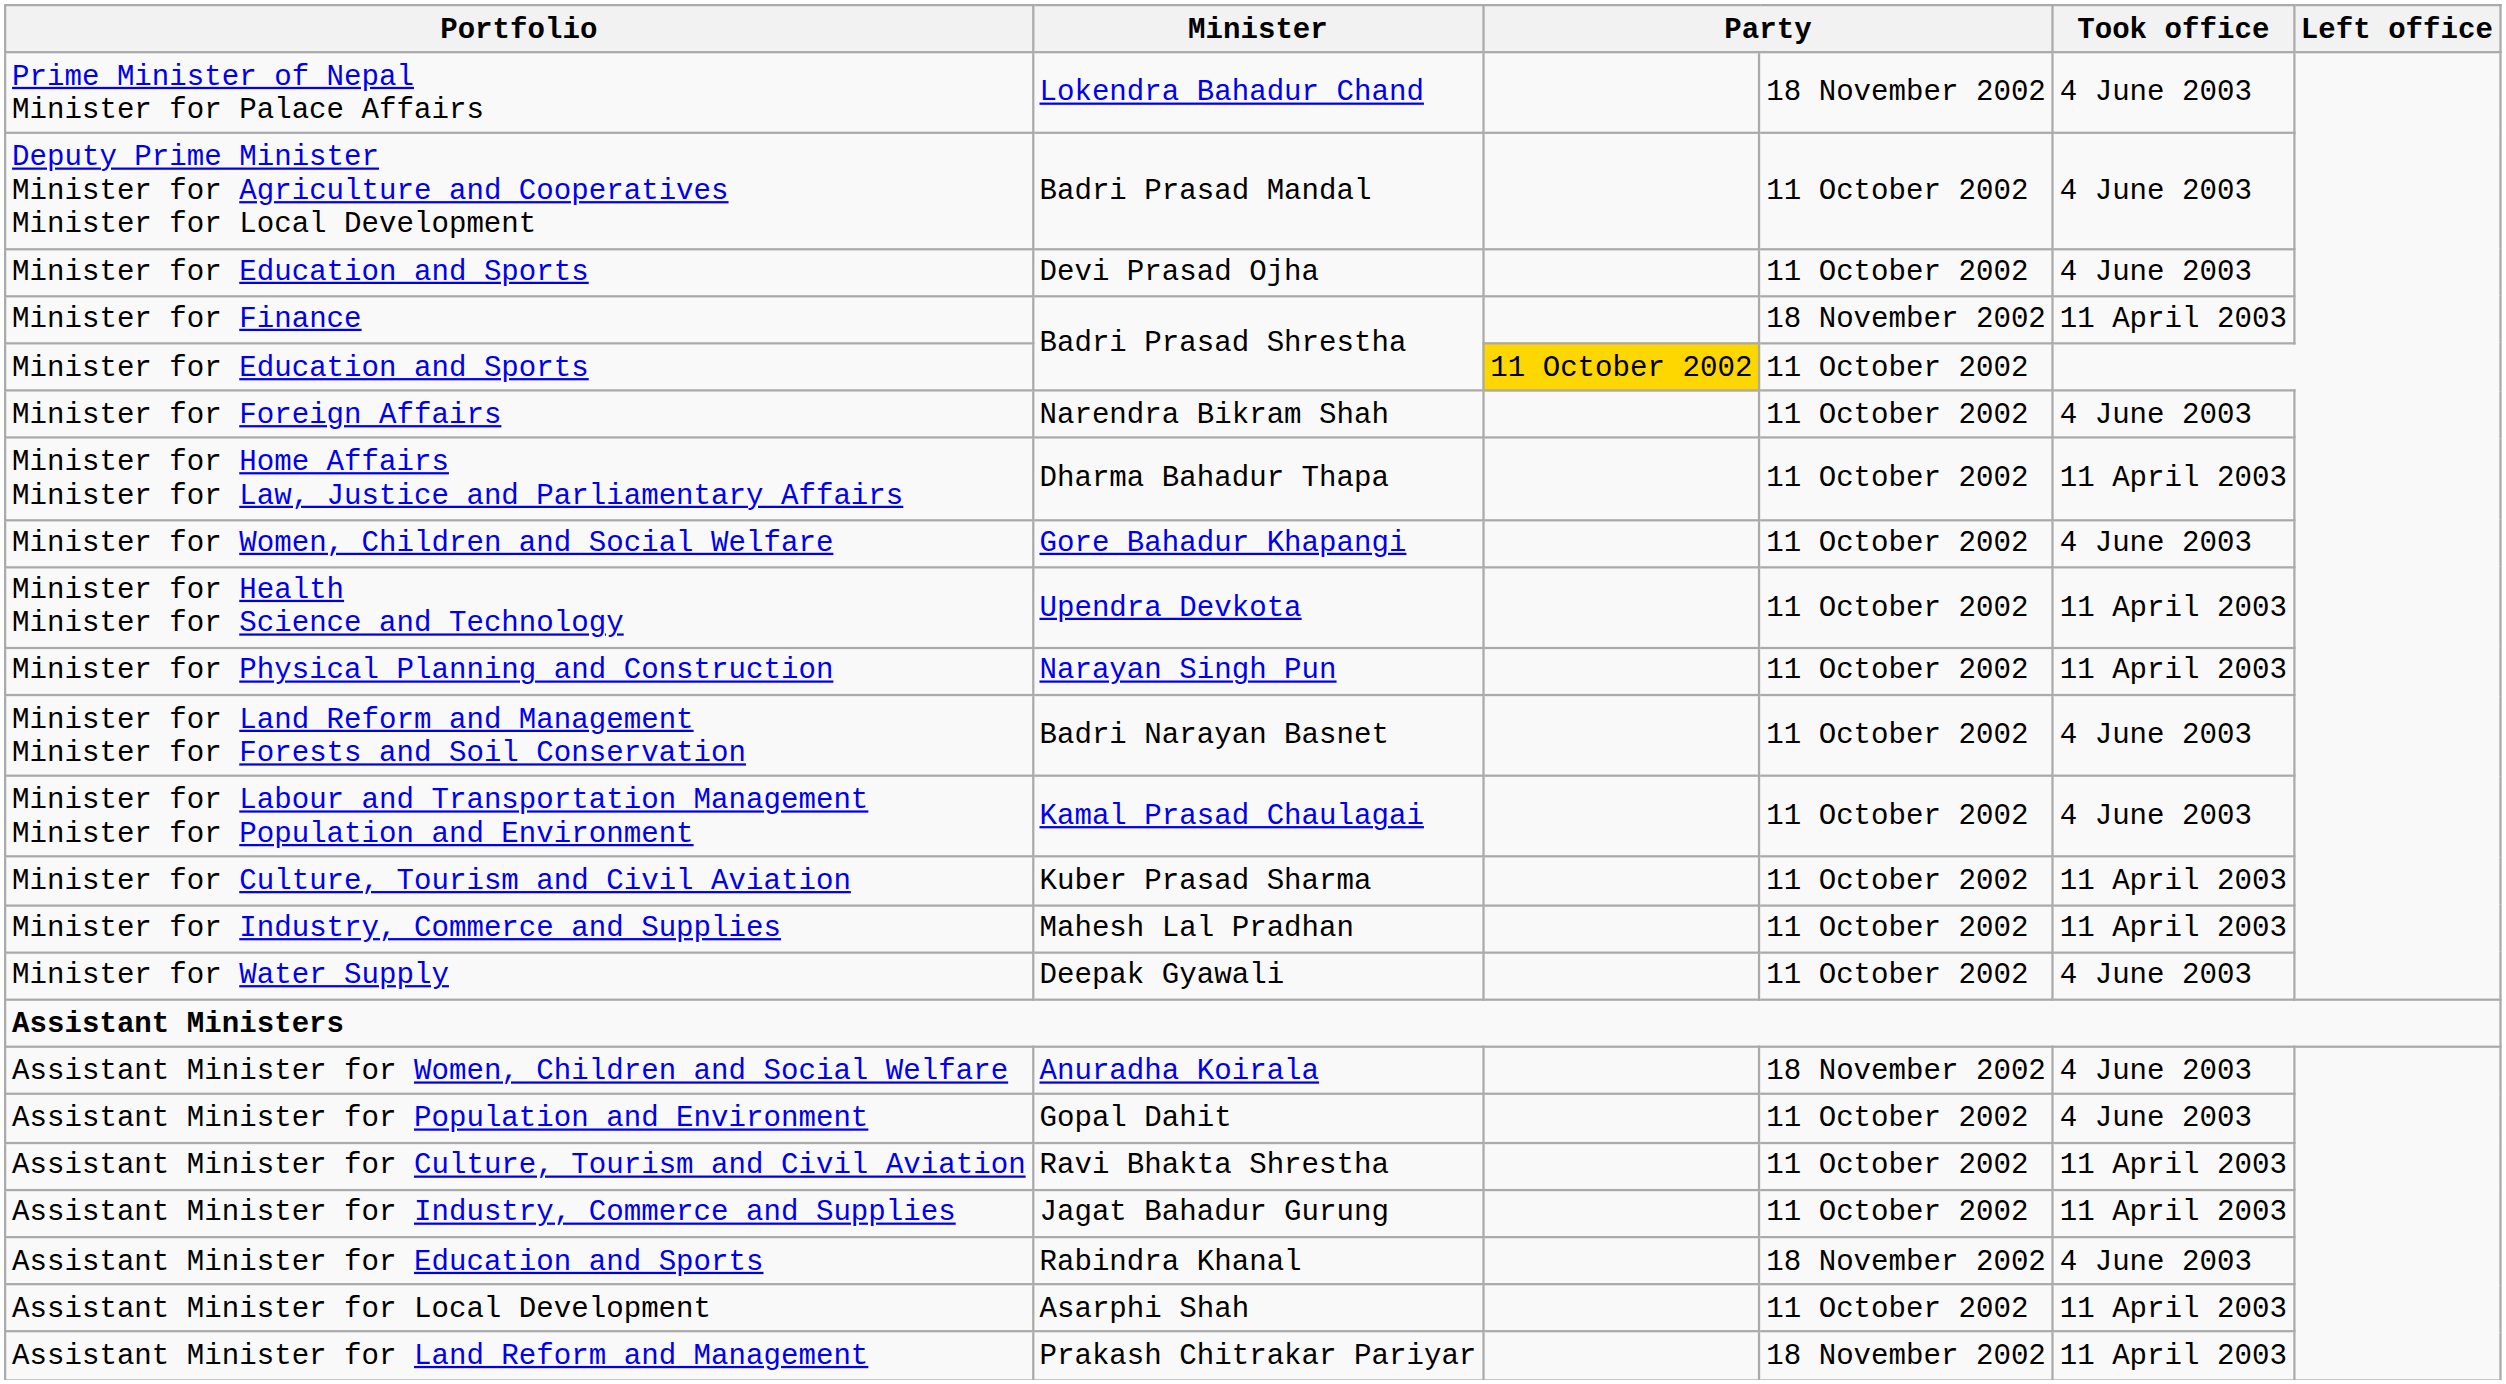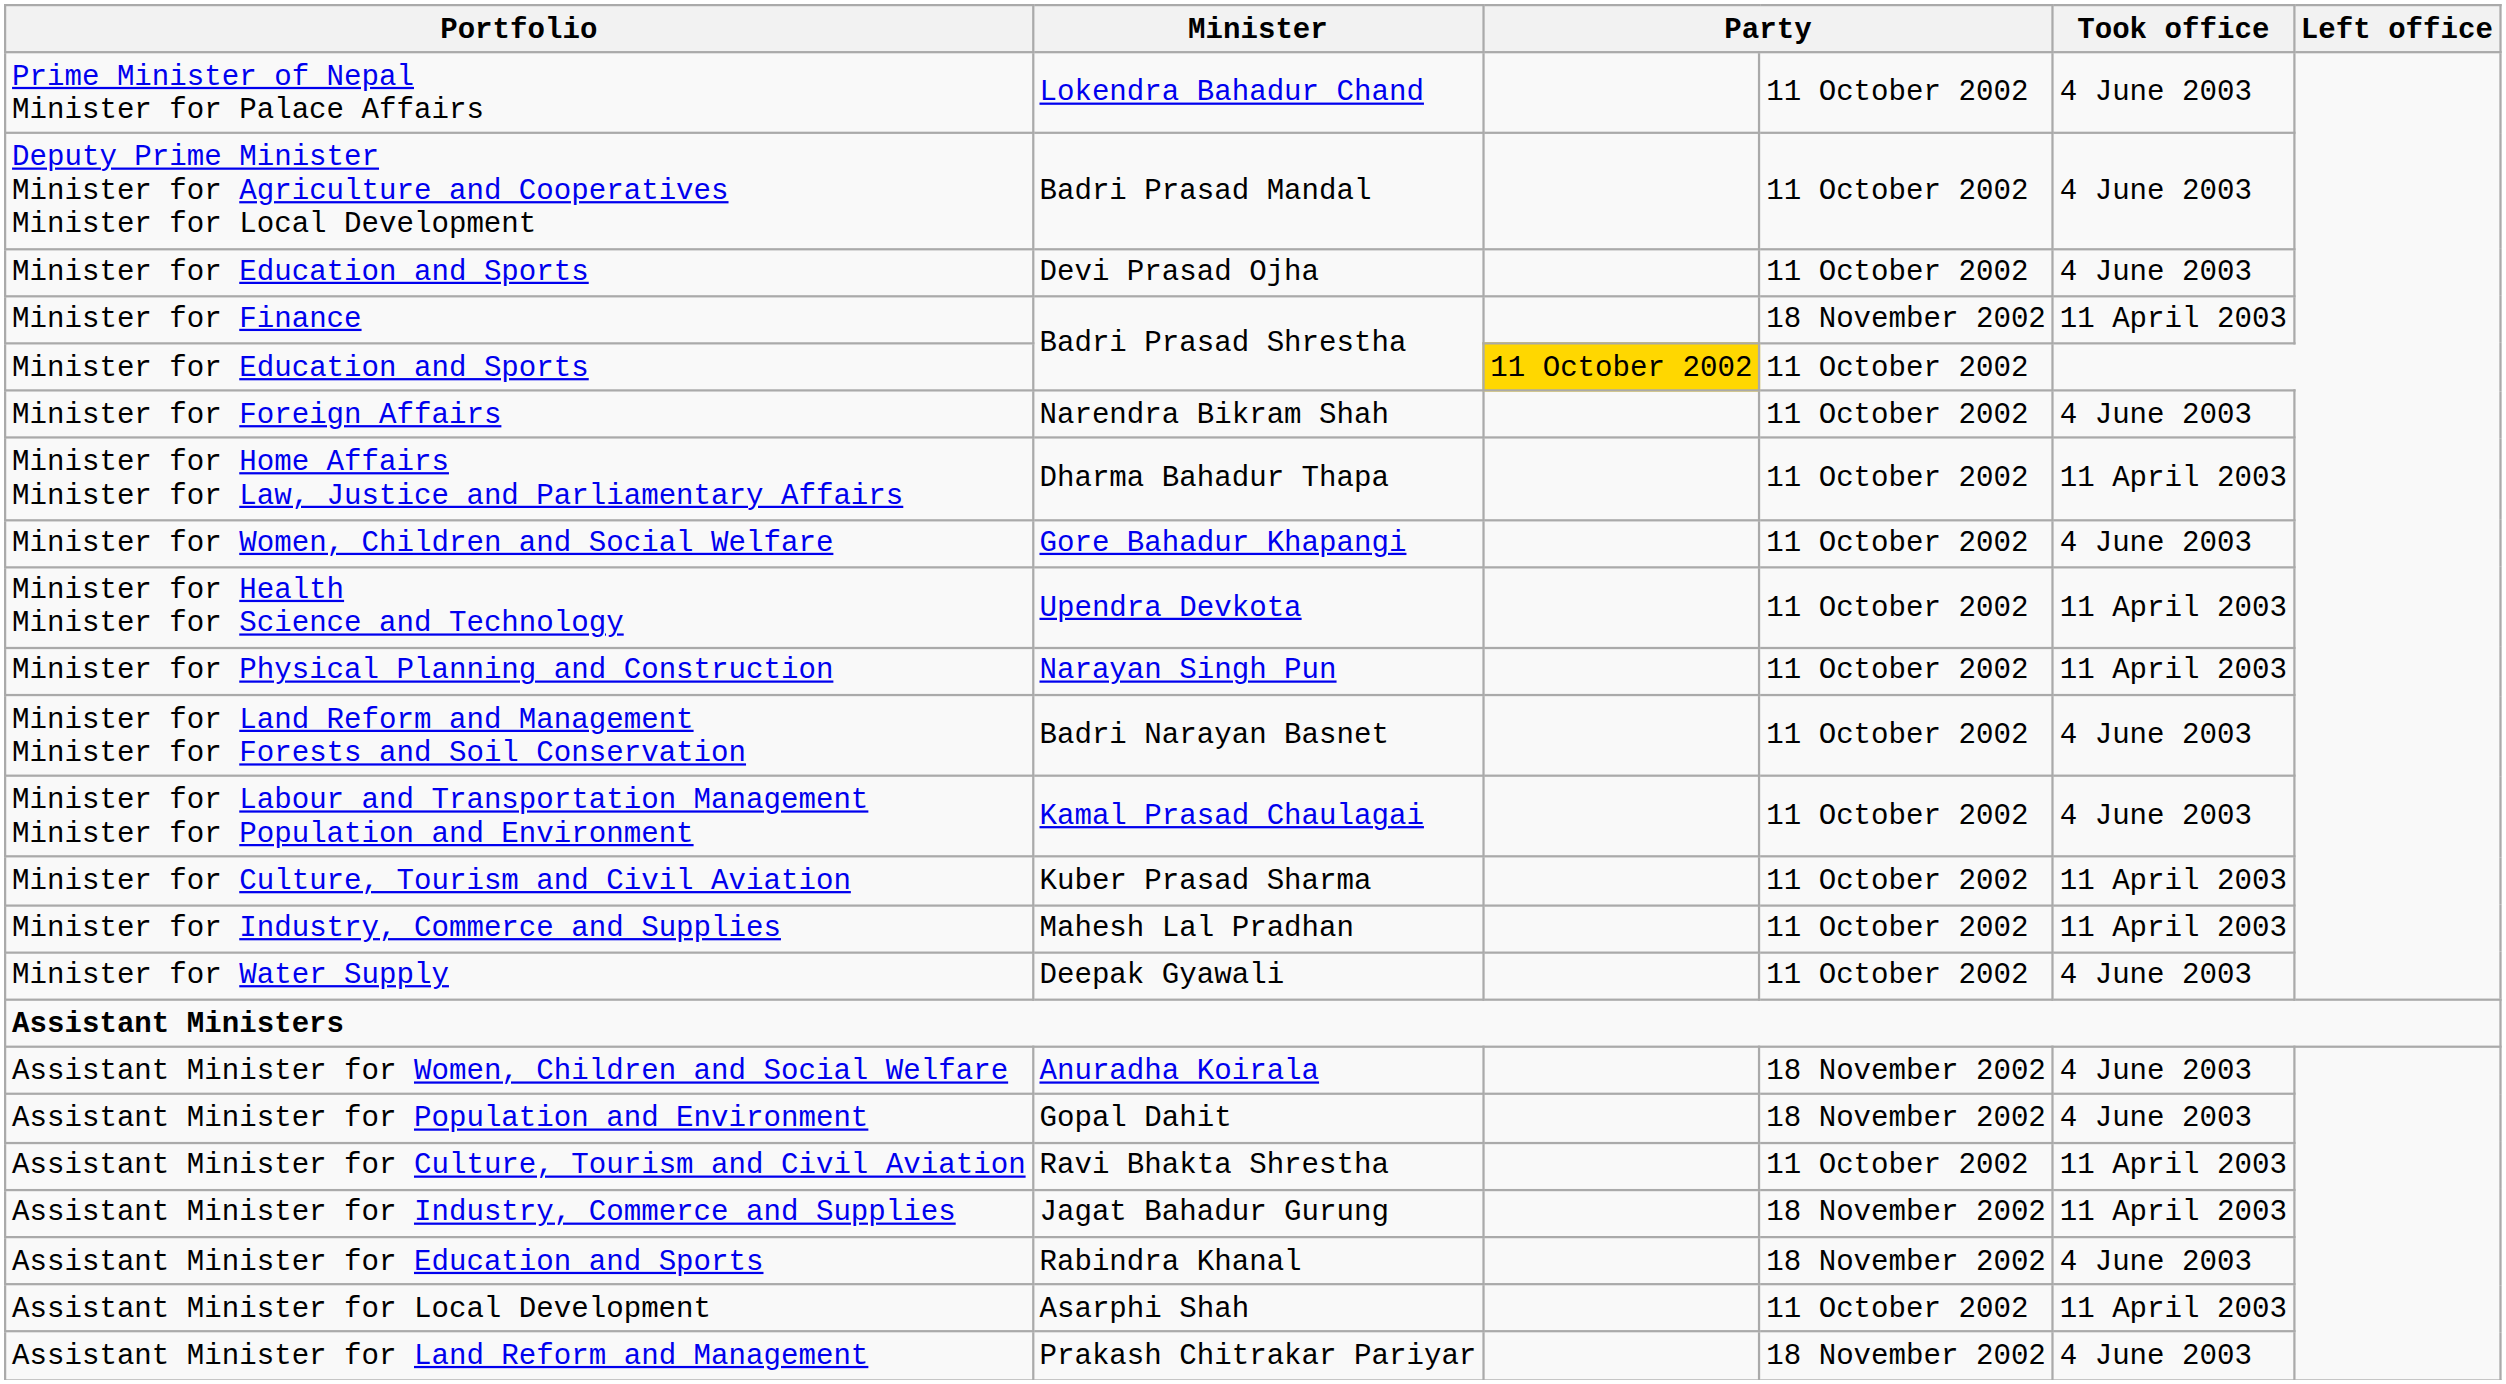(1906, 93) 18 November 2002 -> (1897, 93) 11 October 2002
(1897, 1118) 11 October 2002 -> (1906, 1118) 18 November 2002
(1897, 1213) 11 October 2002 -> (1906, 1213) 18 November 2002
(2173, 1356) 11 April 2003 -> (2156, 1356) 4 June 2003
